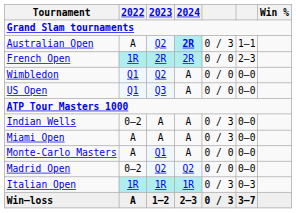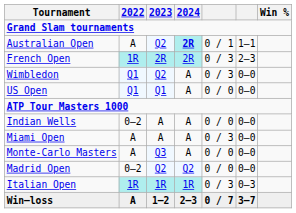(219, 44) 0 / 3 -> (219, 44) 0 / 1
(219, 59) 0 / 0 -> (219, 59) 0 / 3
(219, 75) 0 / 0 -> (219, 75) 0 / 3
(161, 91) Q3 -> (161, 91) Q1
(219, 122) 0 / 3 -> (219, 122) 0 / 0
(161, 153) Q1 -> (161, 153) Q3
(219, 200) 0 / 3 -> (219, 200) 0 / 7
